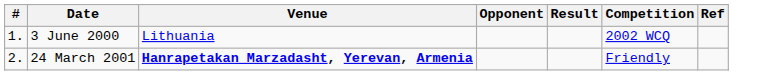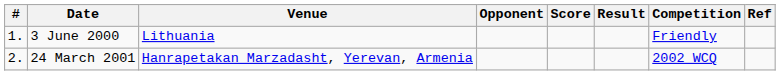+ column: (571, 16)
(638, 37) 2002 WCQ -> (685, 37) Friendly
(307, 59) bold -> (307, 59) normal
(638, 59) Friendly -> (685, 59) 2002 WCQ
